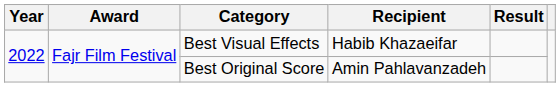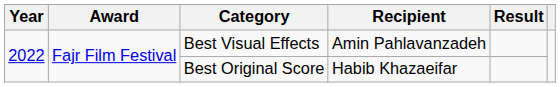(395, 43) Habib Khazaeifar -> (409, 43) Amin Pahlavanzadeh
(409, 69) Amin Pahlavanzadeh -> (395, 69) Habib Khazaeifar
